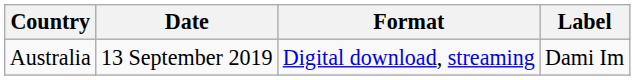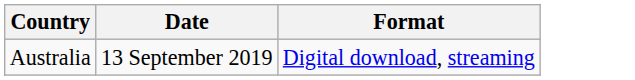- column: (585, 22)
